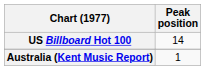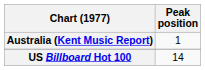rows swapped: (80, 57) <-> (80, 40)
